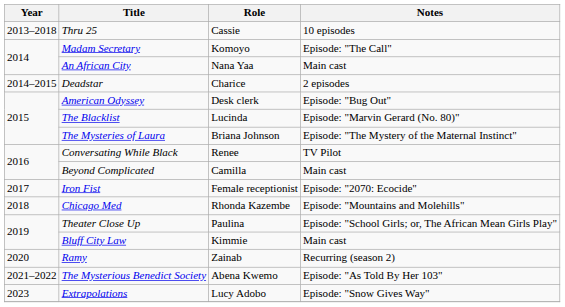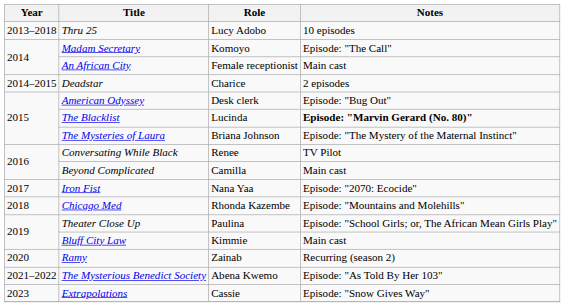(226, 30) Cassie -> (239, 30) Lucy Adobo
(232, 65) Nana Yaa -> (255, 65) Female receptionist
(381, 118) normal -> (388, 118) bold
(255, 188) Female receptionist -> (232, 188) Nana Yaa
(239, 293) Lucy Adobo -> (226, 293) Cassie
